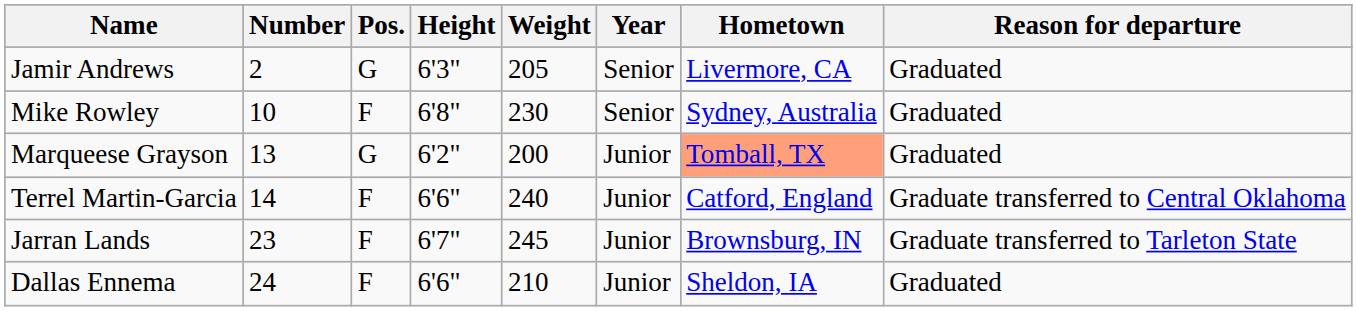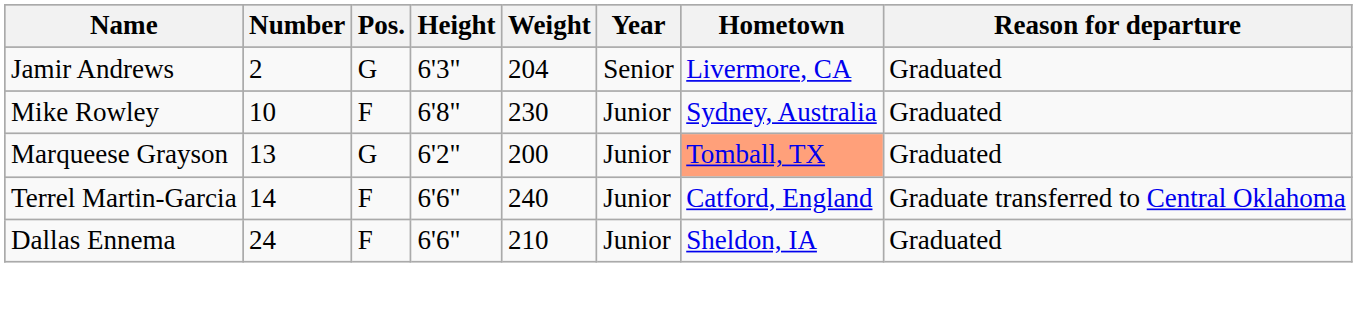(528, 68) 205 -> (528, 68) 204
(638, 111) Senior -> (637, 111) Junior
- row: (81, 240)
